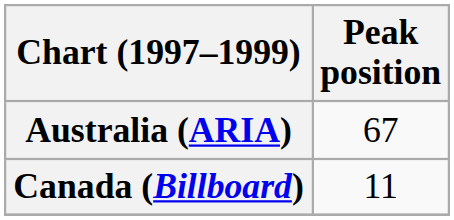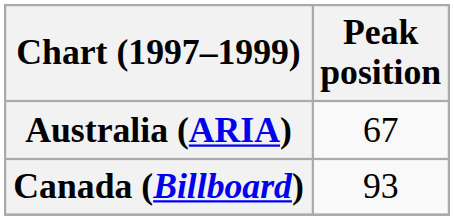(381, 186) 11 -> (381, 186) 93
